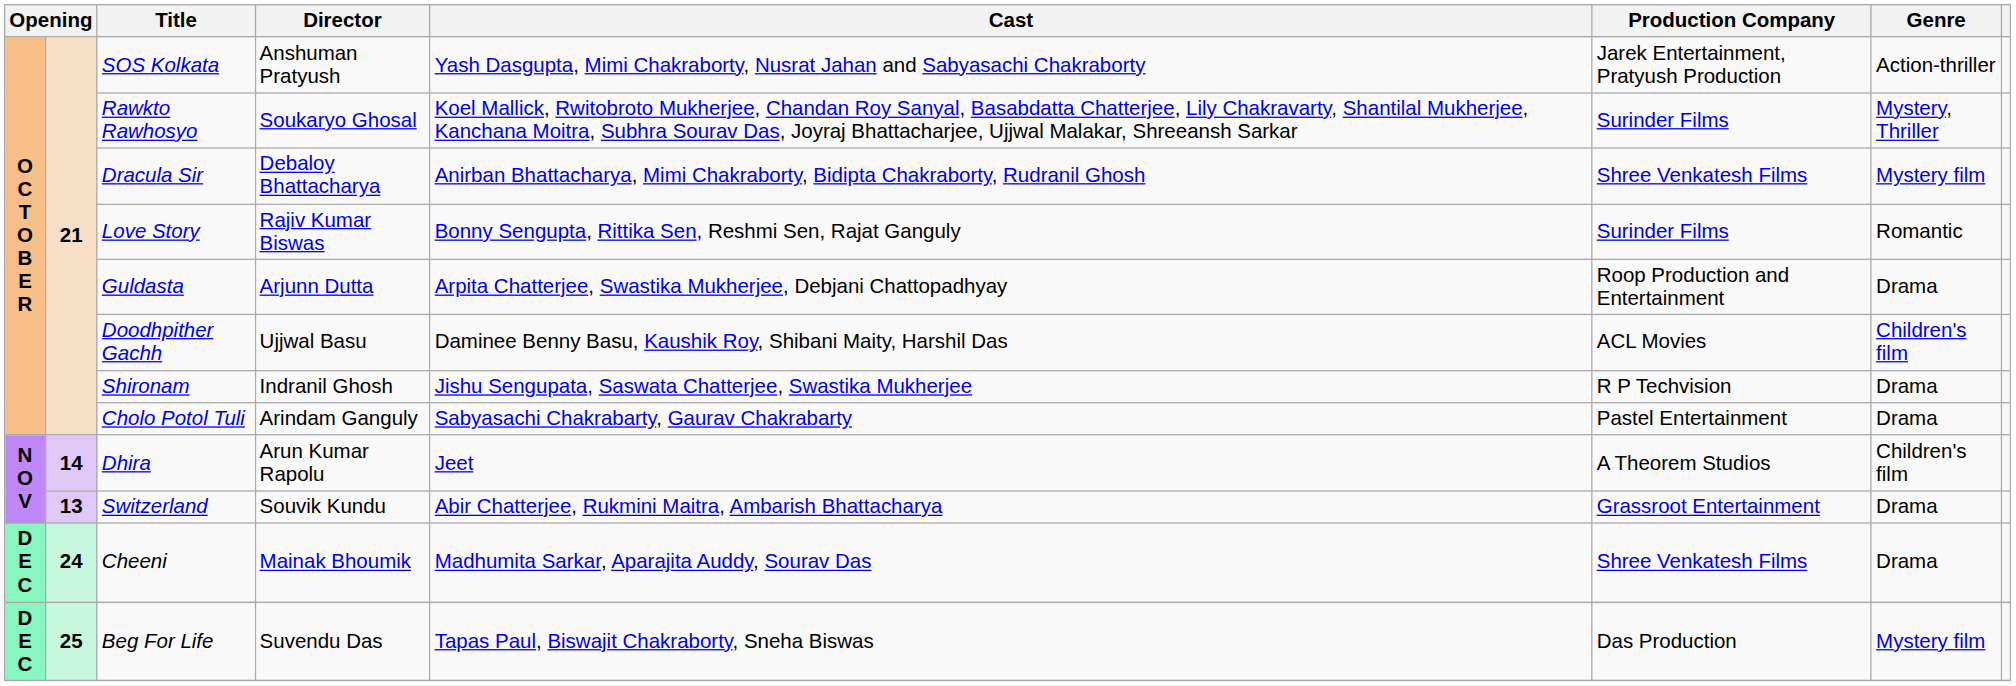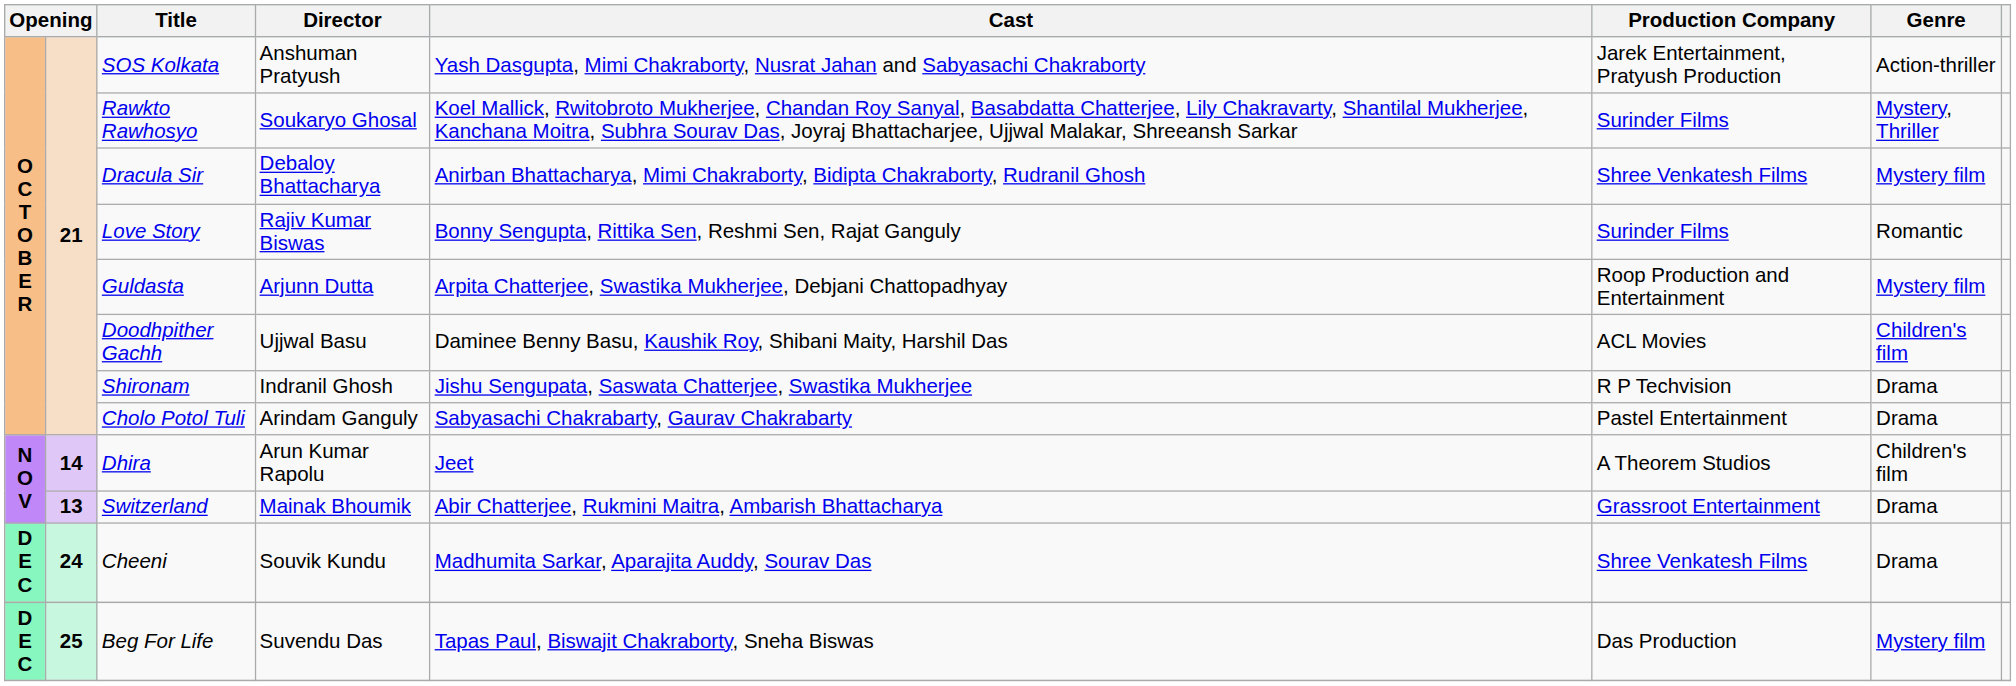(1907, 286) Drama -> (1931, 286) Mystery film
(323, 506) Souvik Kundu -> (335, 506) Mainak Bhoumik
(335, 562) Mainak Bhoumik -> (323, 562) Souvik Kundu
